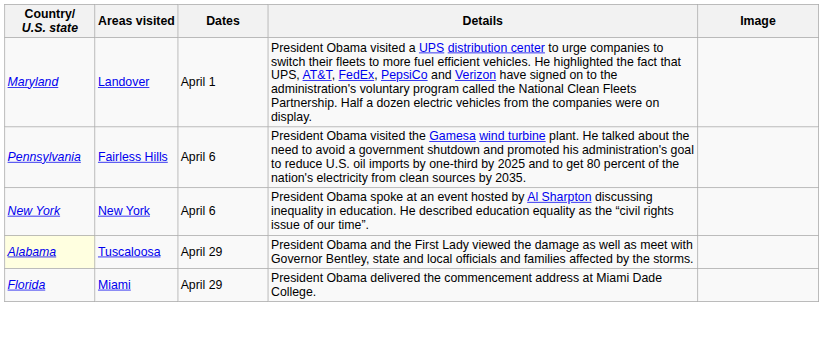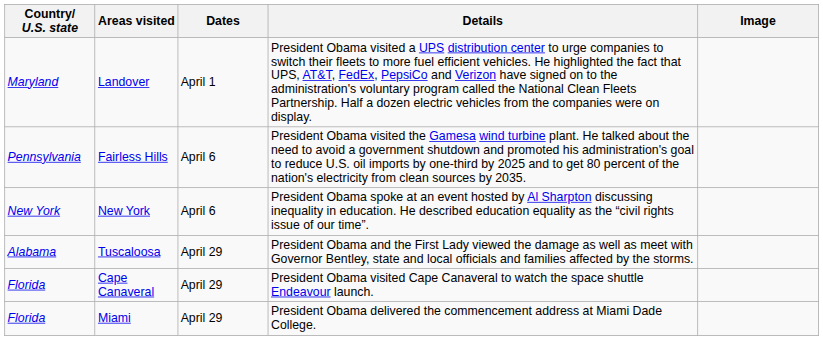(32, 251) lightyellow background -> (32, 251) no background
+ row: (126, 285)
